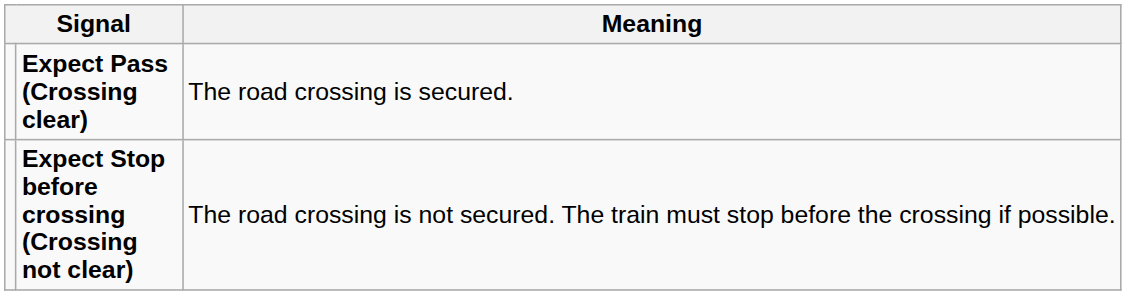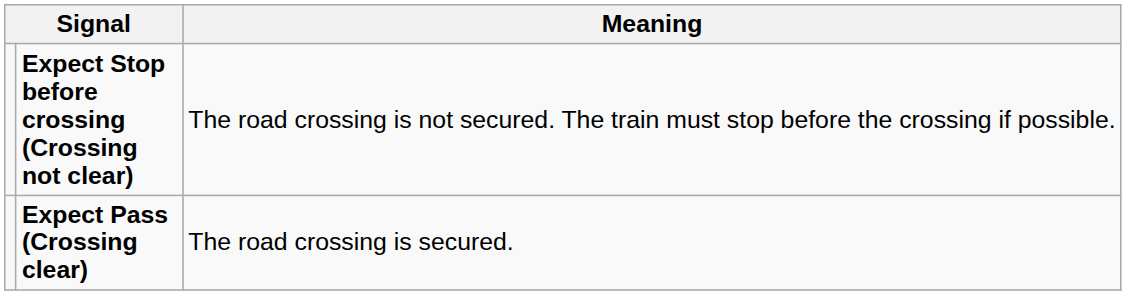rows swapped: (94, 214) <-> (95, 91)
